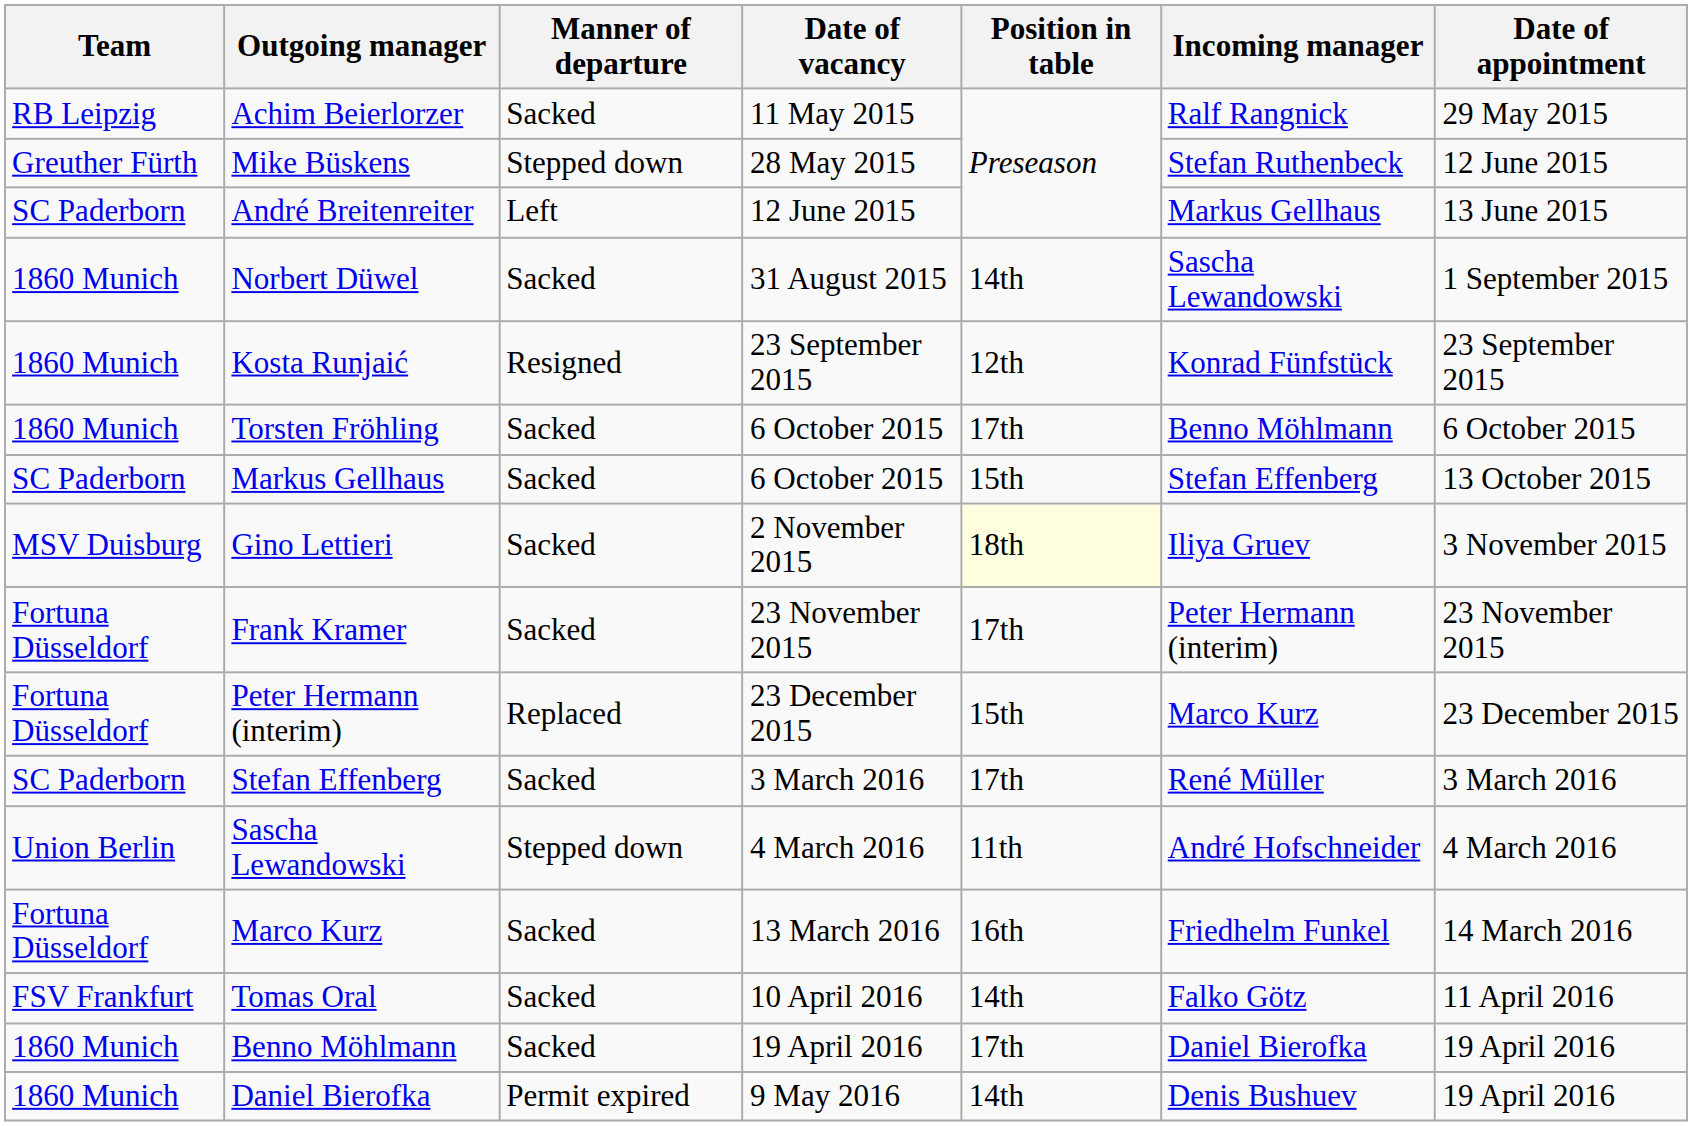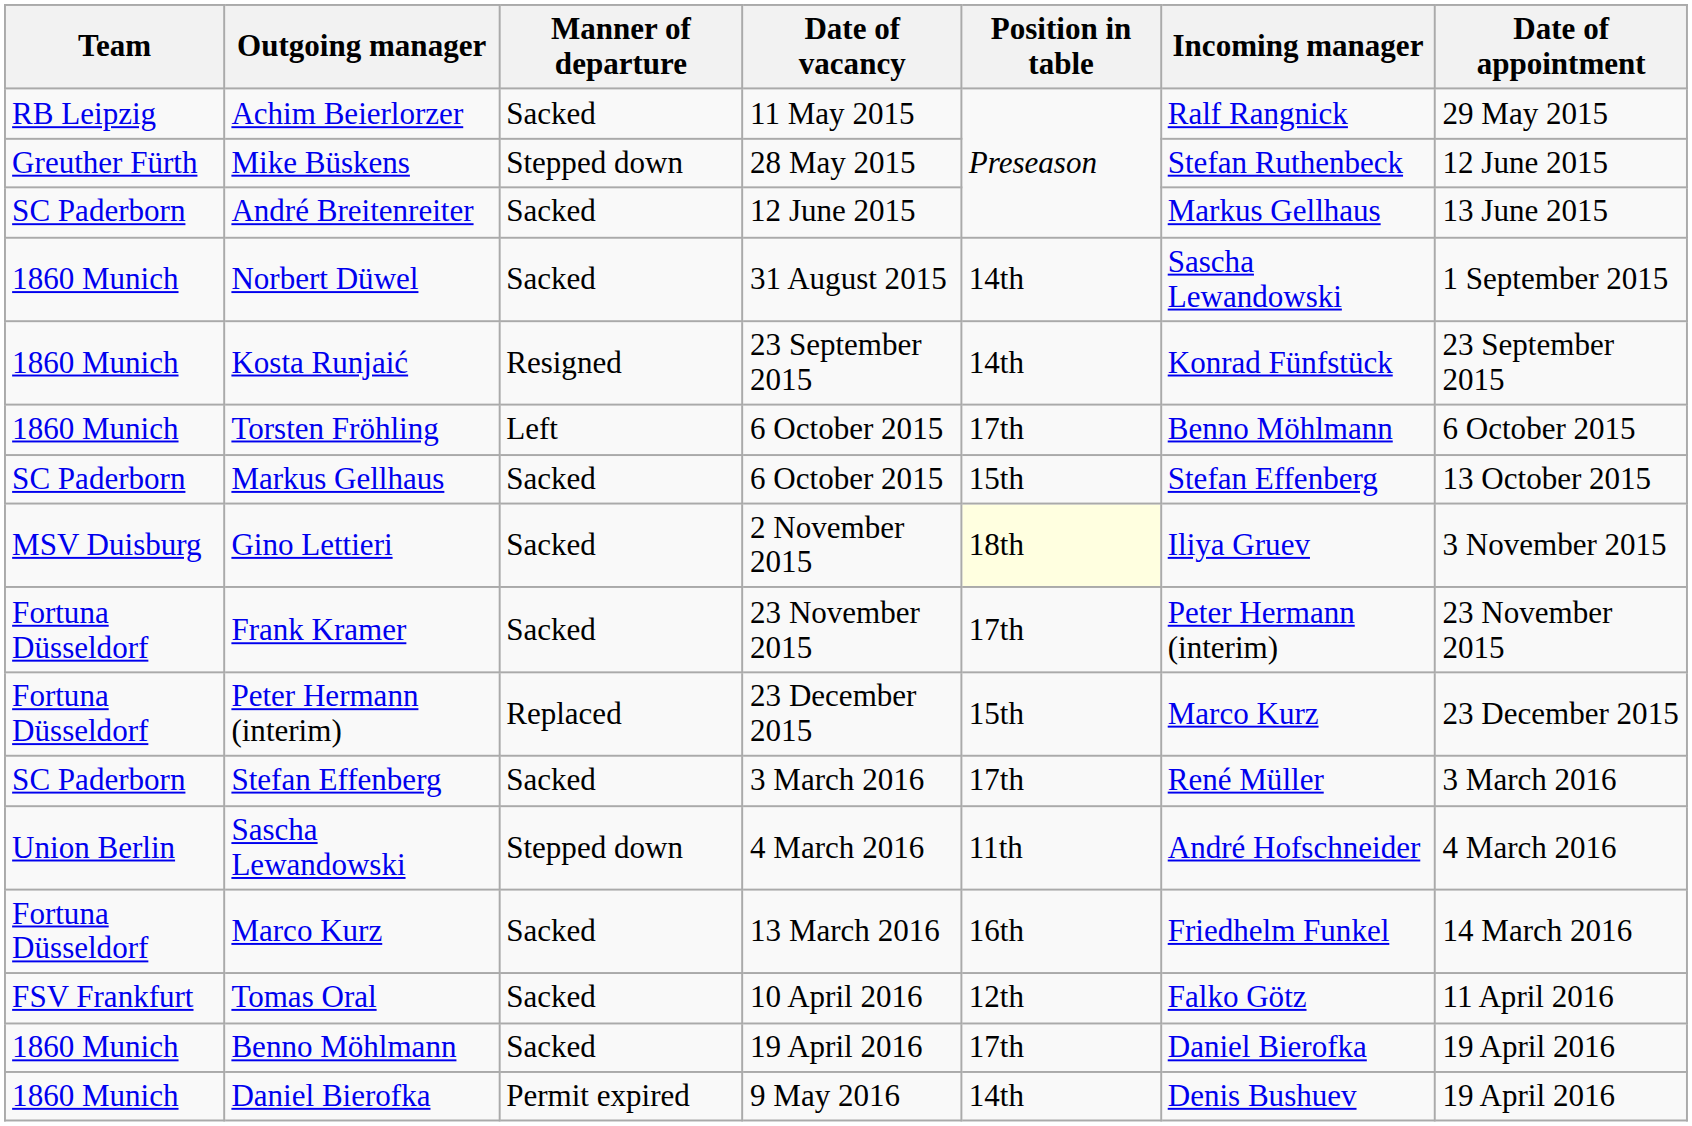(532, 211) Left -> (551, 211) Sacked
(996, 362) 12th -> (996, 362) 14th
(551, 429) Sacked -> (532, 429) Left
(996, 997) 14th -> (996, 997) 12th
